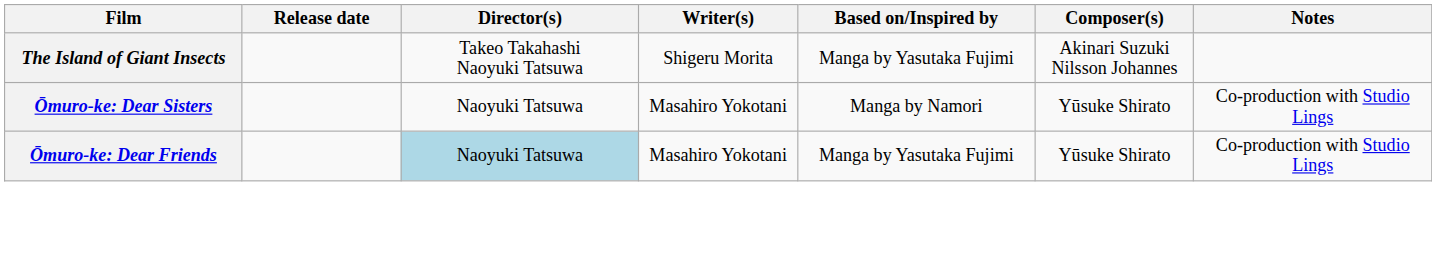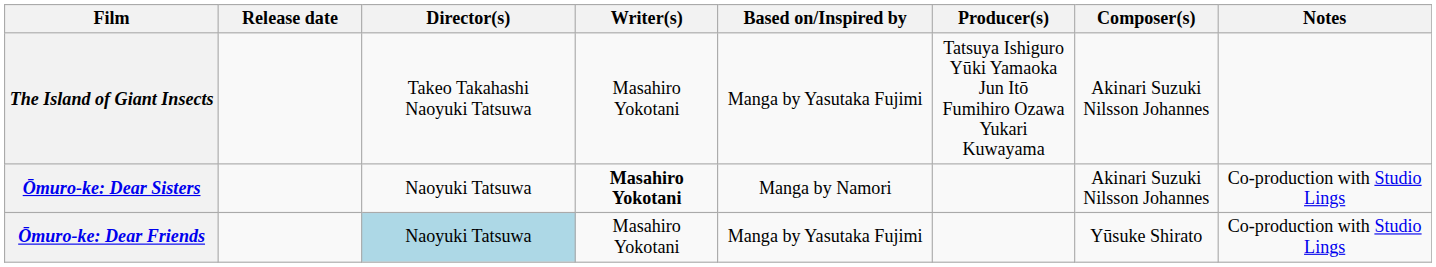+ column: (1004, 18)
(718, 57) Shigeru Morita -> (647, 98) Masahiro Yokotani
(718, 106) normal -> (647, 188) bold
(1115, 106) Yūsuke Shirato -> (1146, 188) Akinari Suzuki Nilsson Johannes
